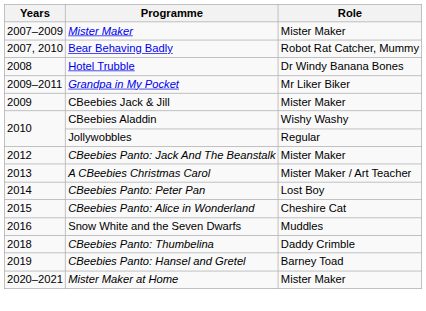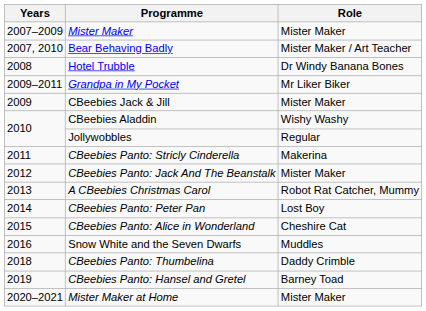(350, 48) Robot Rat Catcher, Mummy -> (346, 48) Mister Maker / Art Teacher
+ row: (154, 155)
(346, 173) Mister Maker / Art Teacher -> (350, 191) Robot Rat Catcher, Mummy
